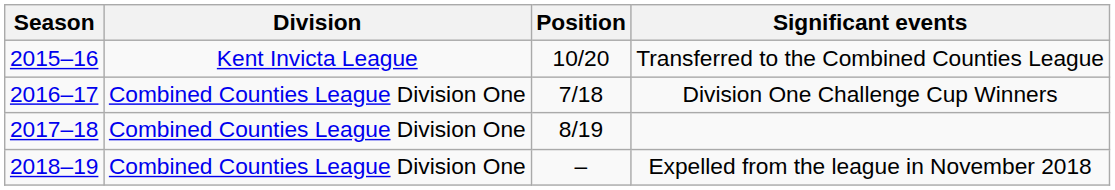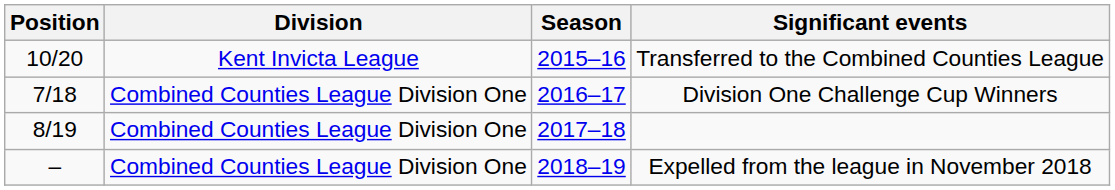columns swapped: (54, 22) <-> (581, 22)
